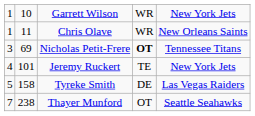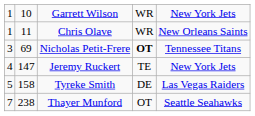(26, 66) 101 -> (26, 66) 147
